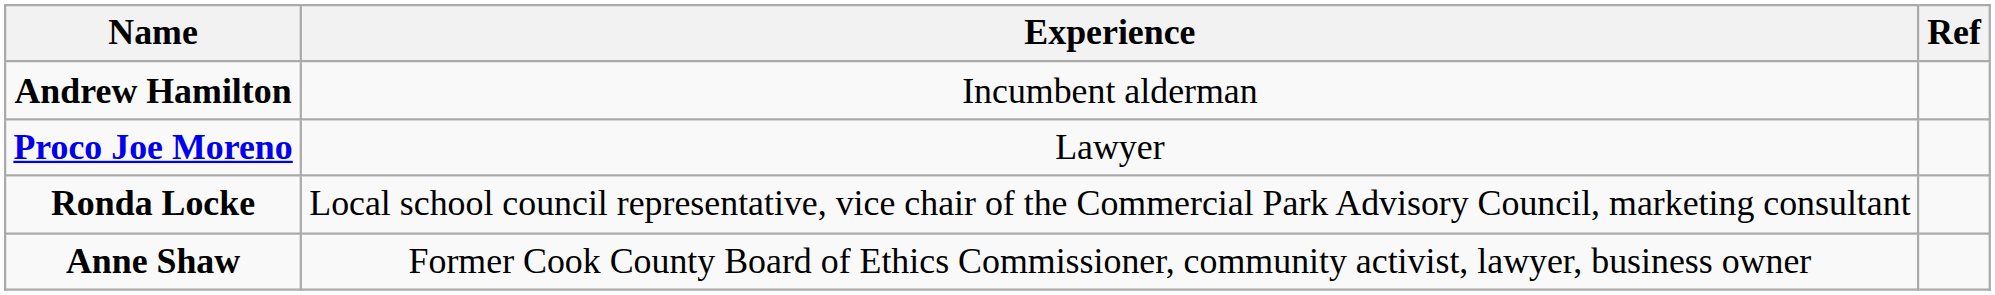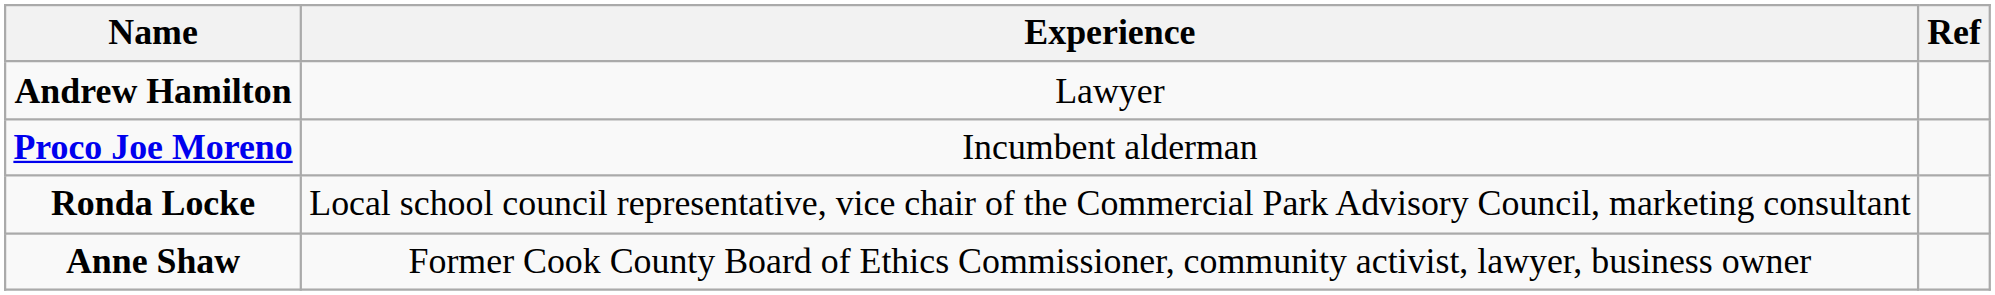(1110, 89) Incumbent alderman -> (1110, 89) Lawyer
(1110, 146) Lawyer -> (1110, 146) Incumbent alderman
